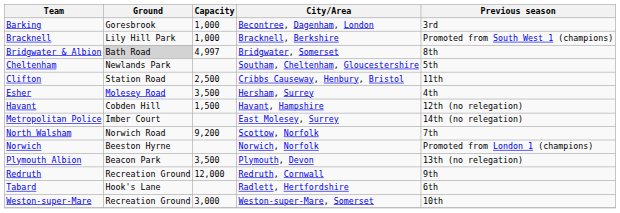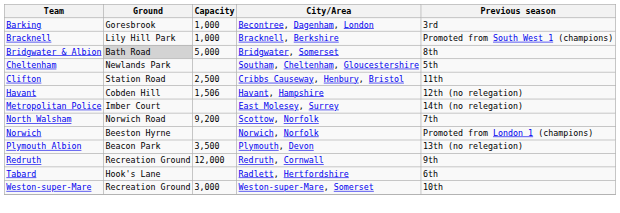(207, 52) 4,997 -> (207, 52) 5,000
- row: (19, 92)
(207, 106) 1,500 -> (207, 92) 1,506
